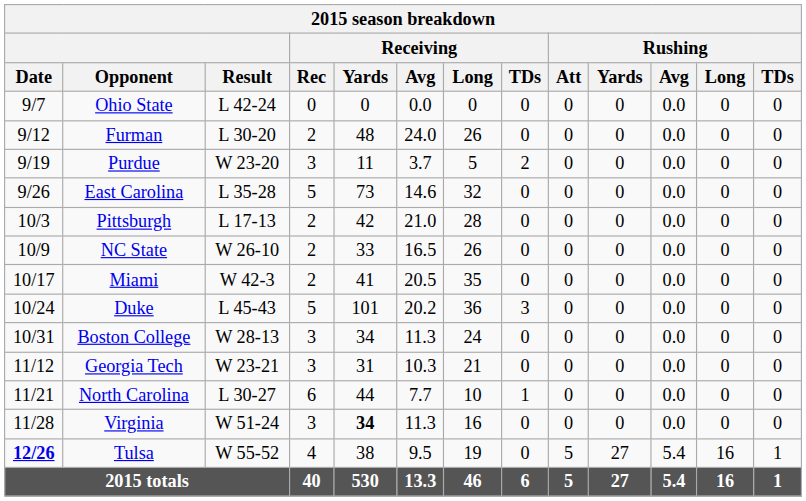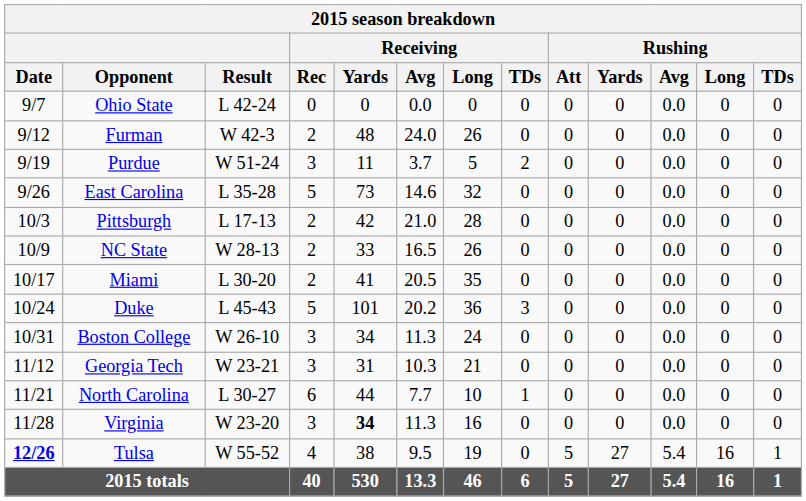(247, 134) L 30-20 -> (247, 134) W 42-3
(247, 163) W 23-20 -> (247, 163) W 51-24
(247, 250) W 26-10 -> (247, 250) W 28-13
(247, 279) W 42-3 -> (247, 279) L 30-20
(247, 337) W 28-13 -> (247, 337) W 26-10
(247, 423) W 51-24 -> (247, 423) W 23-20
